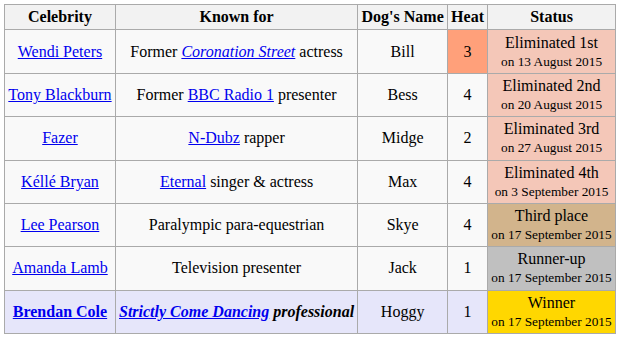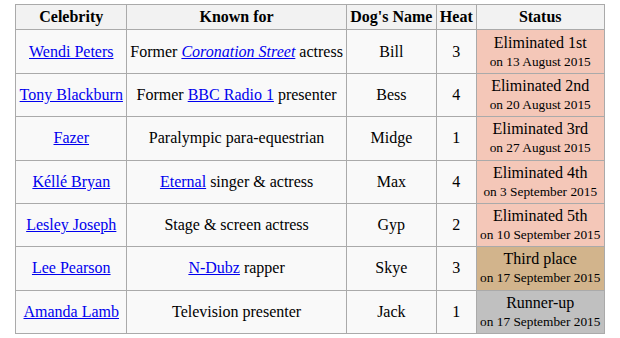(468, 51) lightsalmon background -> (456, 51) no background
(237, 138) N-Dubz rapper -> (237, 138) Paralympic para-equestrian
(468, 138) 2 -> (456, 138) 1
+ row: (71, 225)
(237, 225) Paralympic para-equestrian -> (237, 268) N-Dubz rapper
(468, 225) 4 -> (456, 268) 3
- row: (60, 311)
